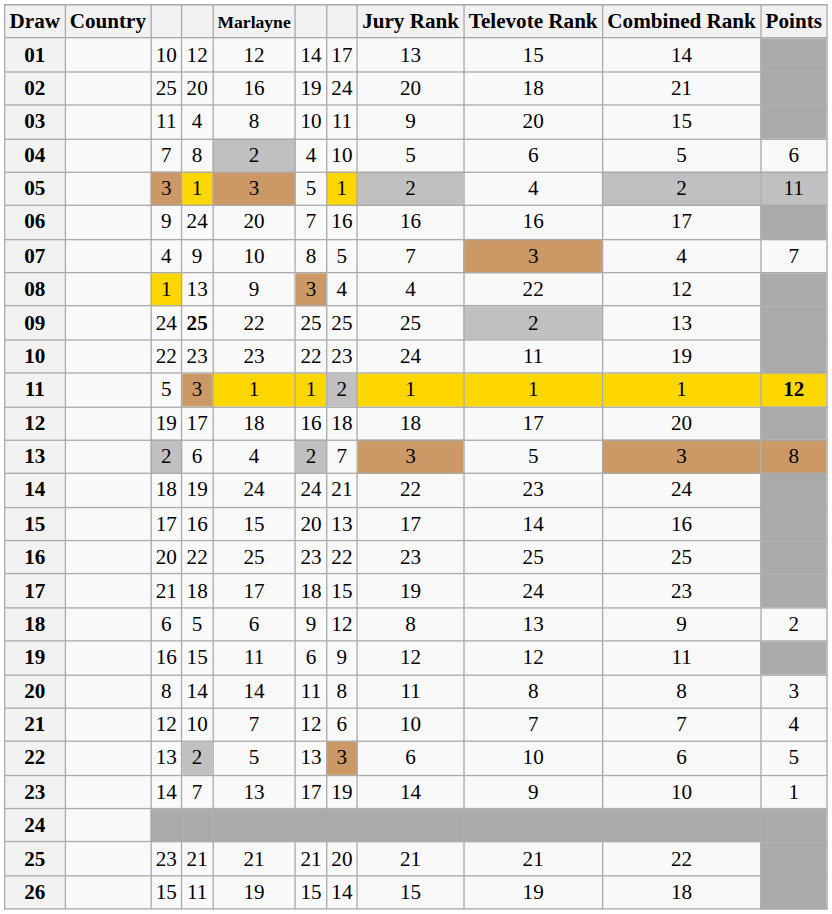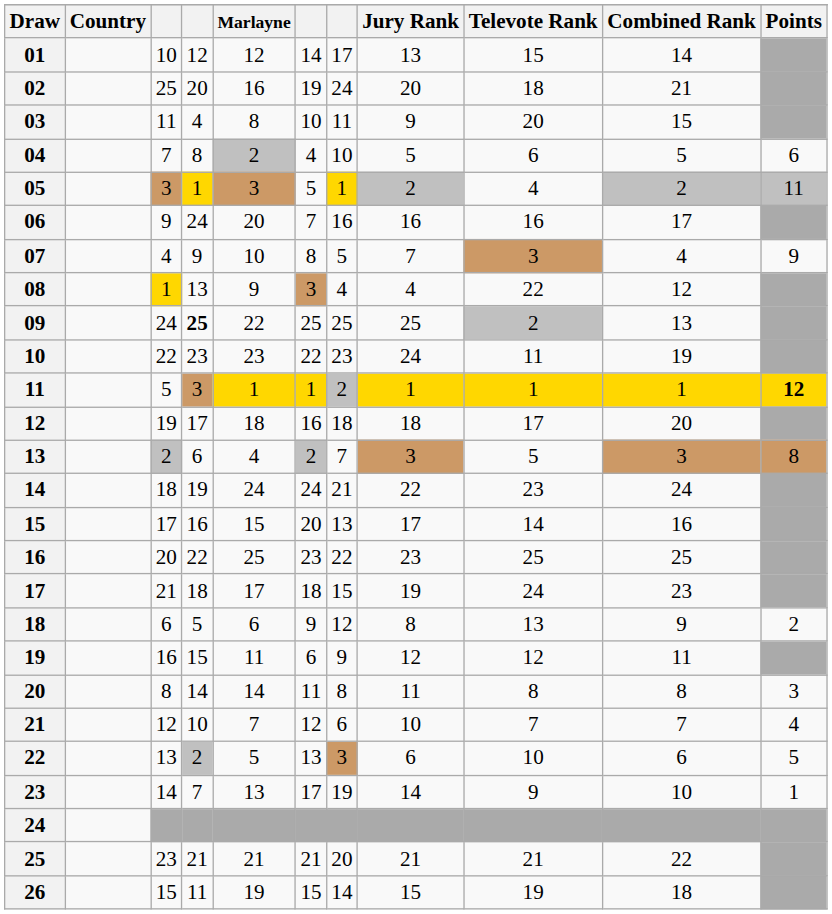(794, 255) 7 -> (794, 255) 9
